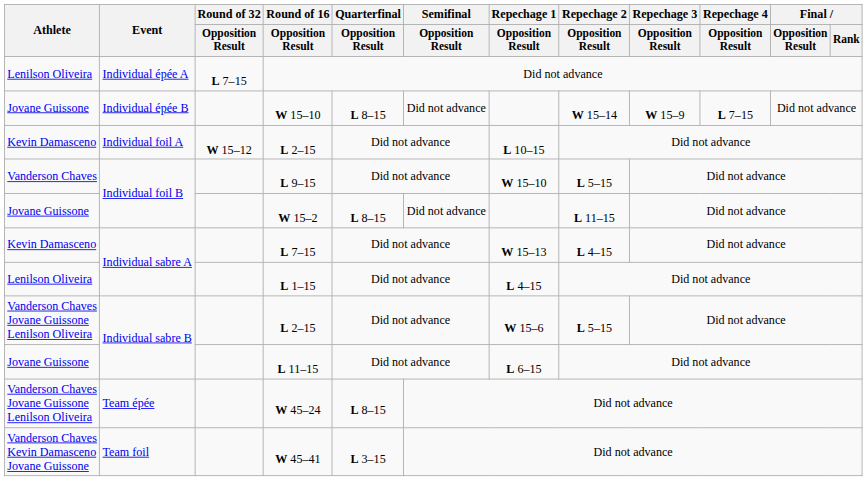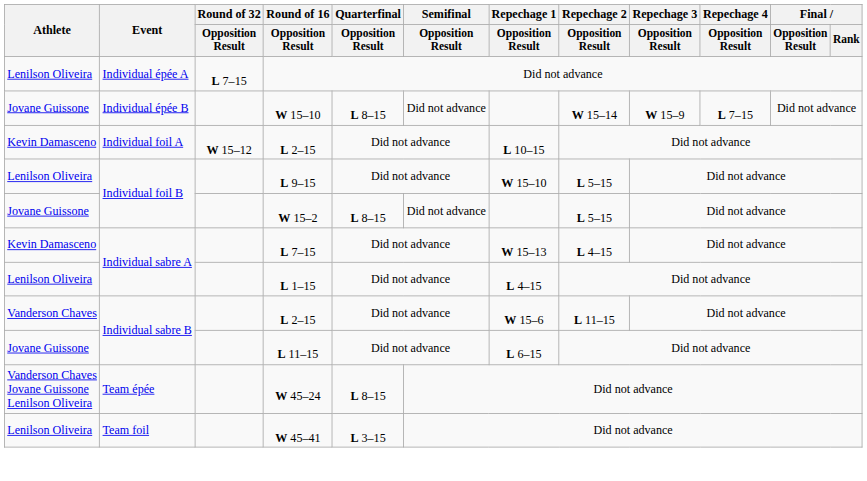(52, 176) Vanderson Chaves -> (50, 176) Lenilson Oliveira
(594, 218) L 11–15 -> (594, 218) L 5–15
(52, 321) Vanderson Chaves Jovane Guissone Lenilson Oliveira -> (52, 313) Vanderson Chaves
(594, 328) L 5–15 -> (594, 321) L 11–15
(52, 452) Vanderson Chaves Kevin Damasceno Jovane Guissone -> (50, 430) Lenilson Oliveira
